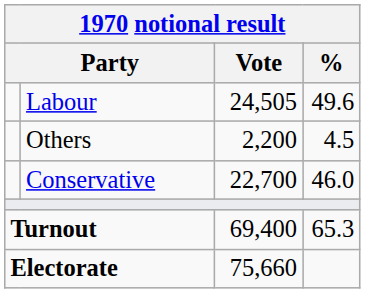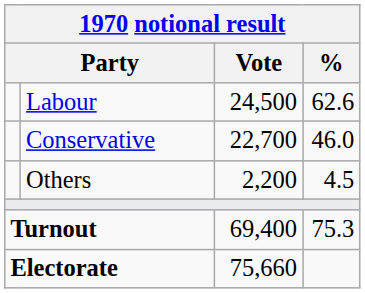(263, 101) 24,505 -> (263, 101) 24,500
(333, 101) 49.6 -> (333, 101) 62.6
rows swapped: (91, 179) <-> (59, 140)
(333, 229) 65.3 -> (333, 229) 75.3
